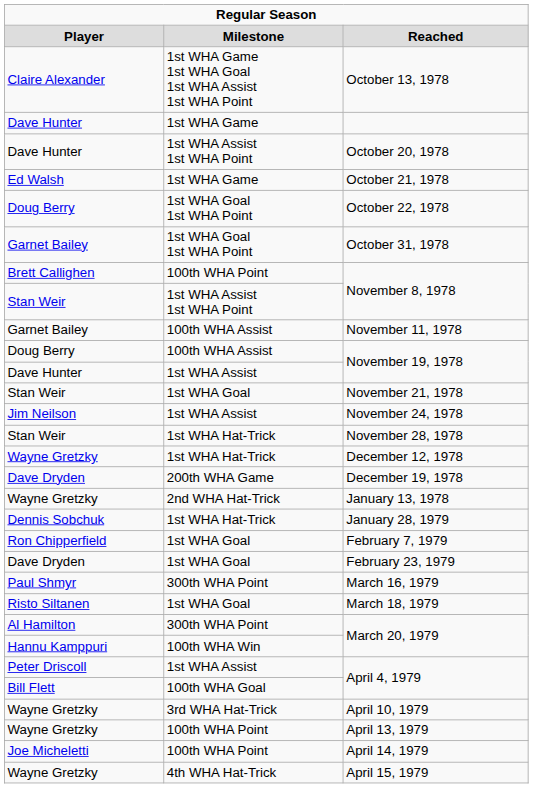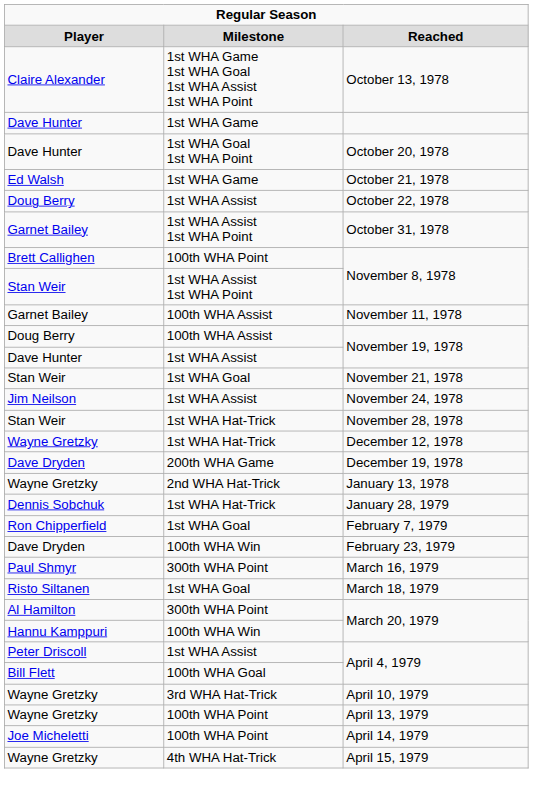(212, 151) 1st WHA Assist 1st WHA Point -> (210, 151) 1st WHA Goal 1st WHA Point
(210, 208) 1st WHA Goal 1st WHA Point -> (212, 201) 1st WHA Assist
(210, 244) 1st WHA Goal 1st WHA Point -> (212, 229) 1st WHA Assist 1st WHA Point
(208, 561) 1st WHA Goal -> (214, 546) 100th WHA Win
